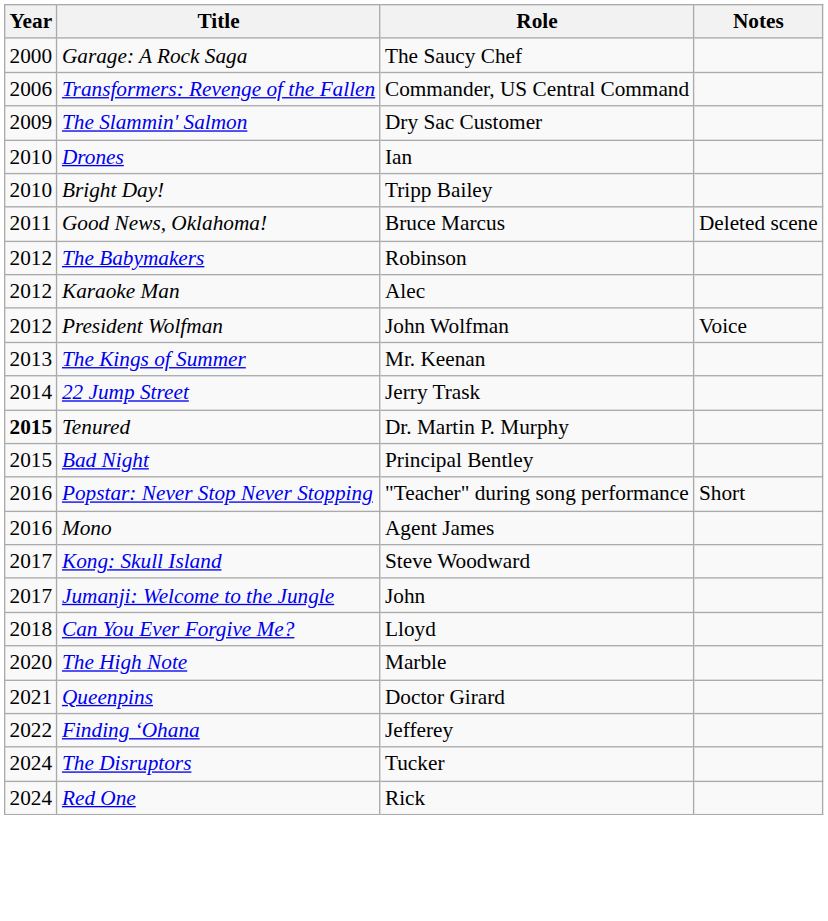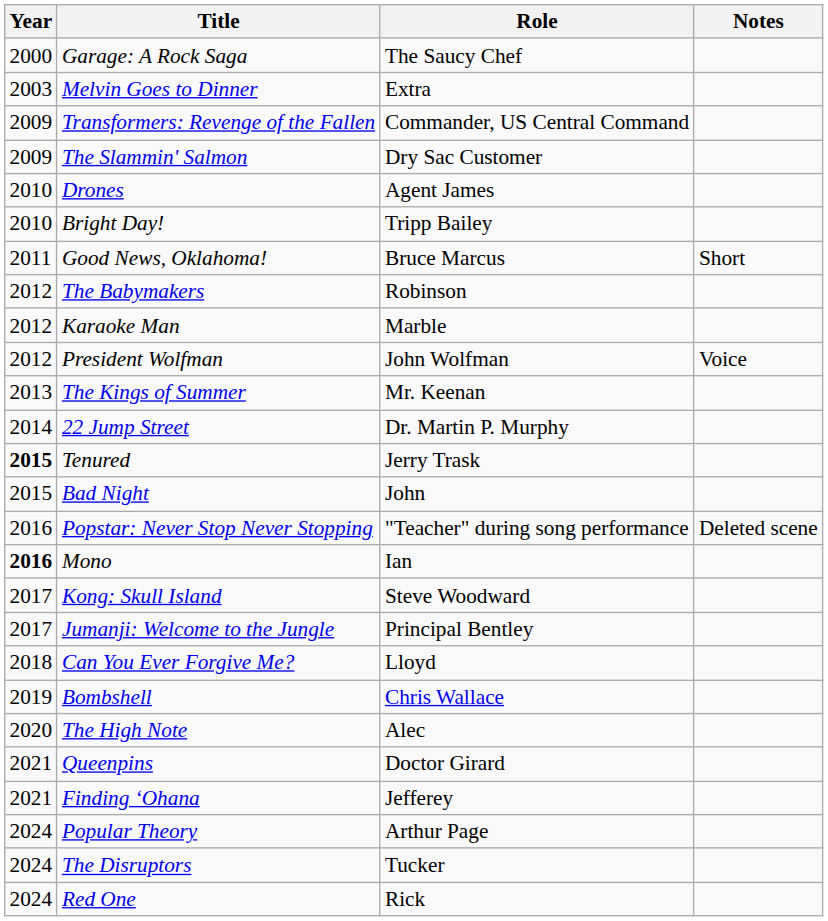+ row: (160, 88)
(31, 88) 2006 -> (31, 122) 2009
(399, 156) Ian -> (440, 190) Agent James
(758, 223) Deleted scene -> (722, 257) Short
(405, 291) Alec -> (416, 325) Marble
(433, 392) Jerry Trask -> (477, 426) Dr. Martin P. Murphy
(477, 426) Dr. Martin P. Murphy -> (433, 460) Jerry Trask
(459, 460) Principal Bentley -> (405, 493) John
(722, 493) Short -> (758, 527) Deleted scene
(31, 527) normal -> (31, 561) bold
(440, 527) Agent James -> (399, 561) Ian
(405, 595) John -> (459, 628) Principal Bentley
+ row: (107, 696)
(416, 662) Marble -> (405, 730) Alec
(31, 730) 2022 -> (31, 797) 2021
+ row: (130, 831)
